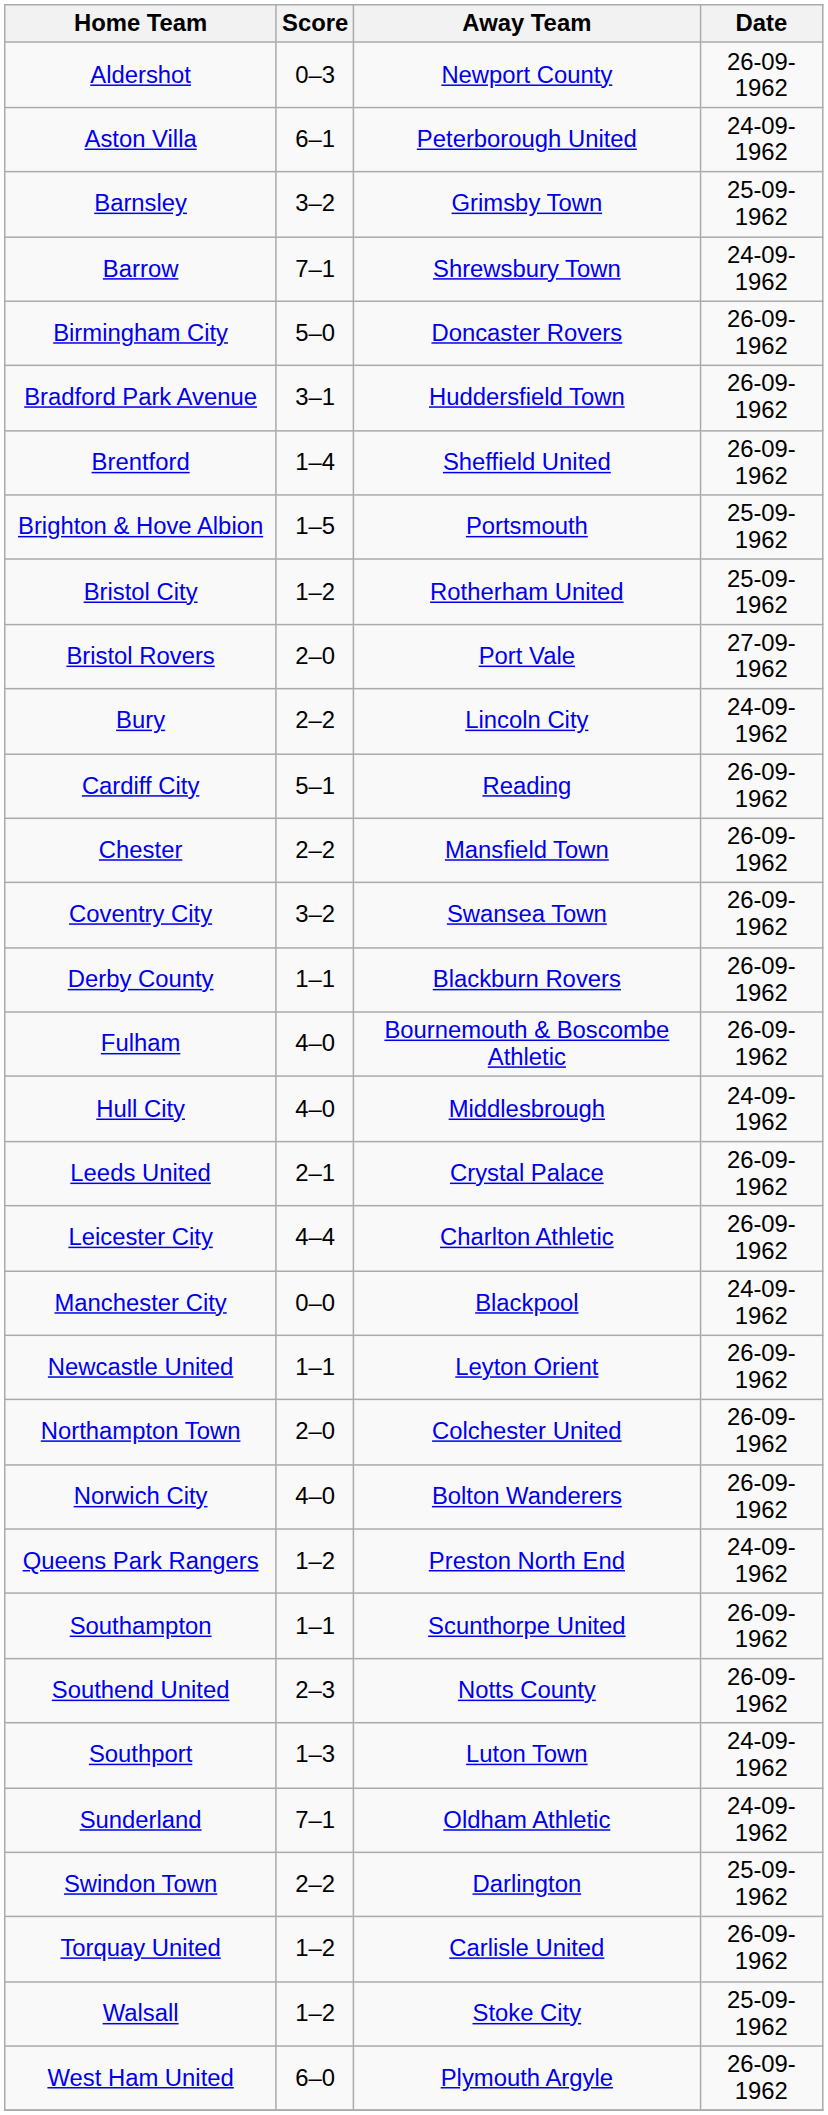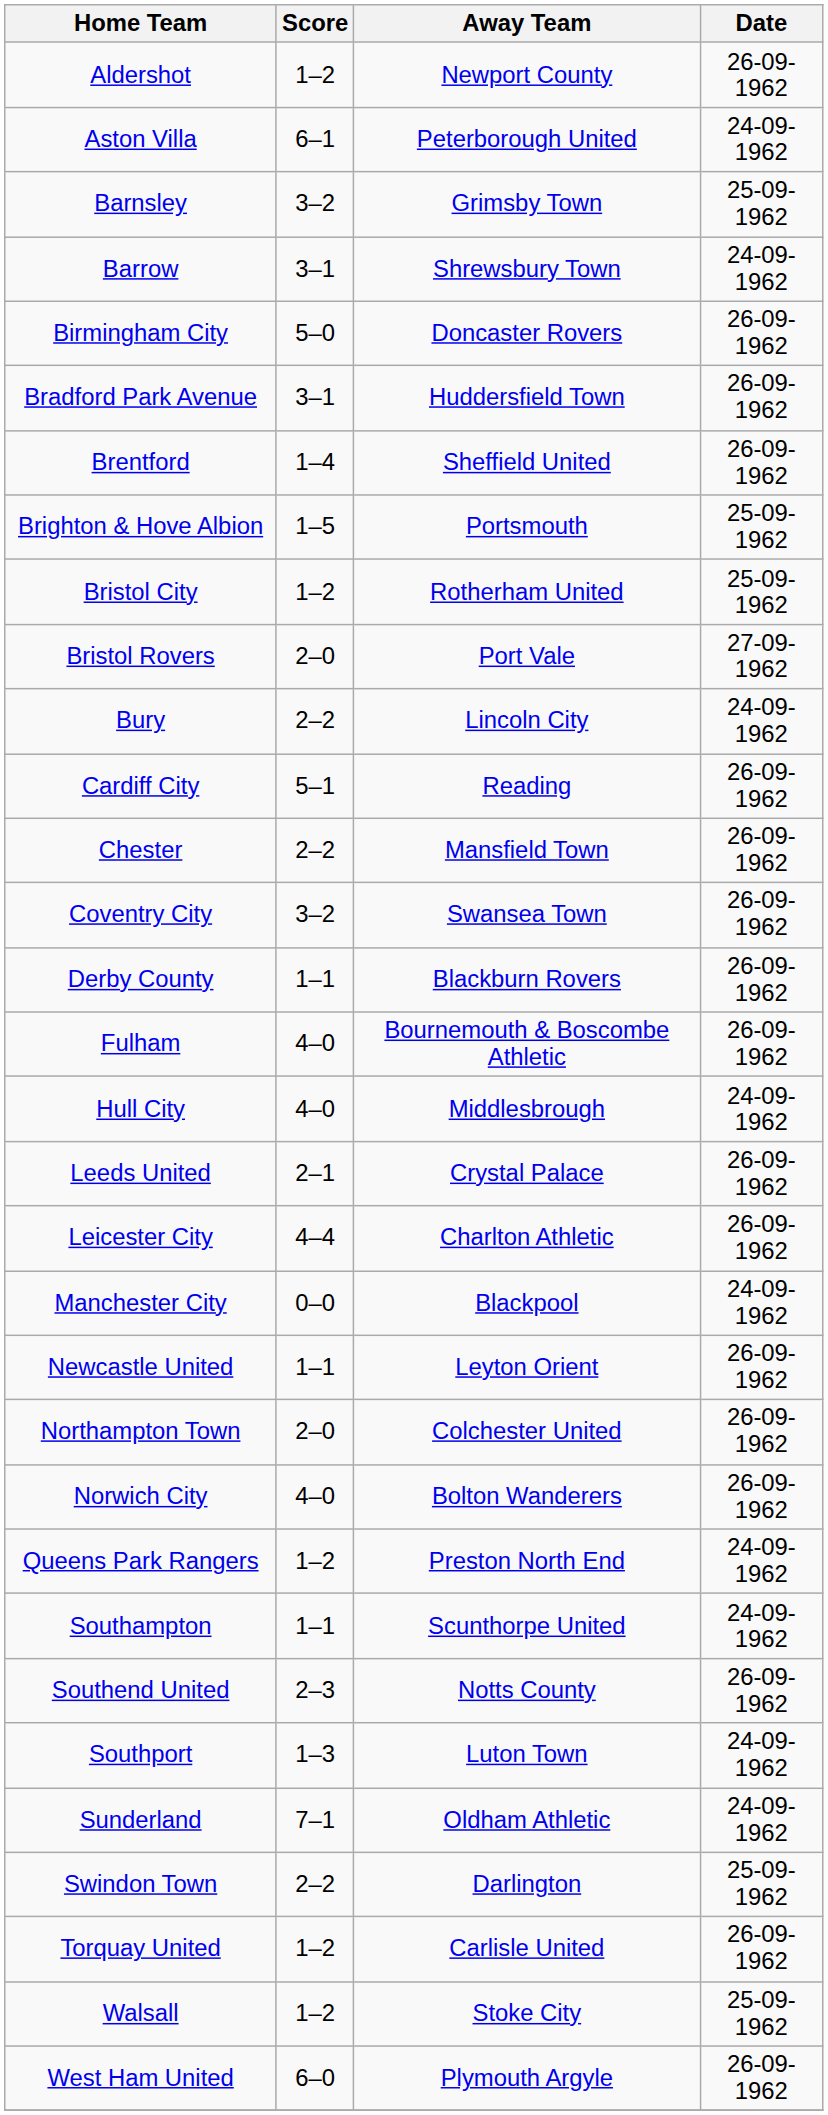(315, 74) 0–3 -> (315, 74) 1–2
(315, 268) 7–1 -> (315, 268) 3–1
(761, 1625) 26-09-1962 -> (761, 1625) 24-09-1962
